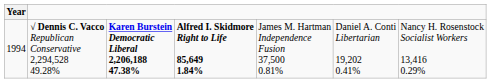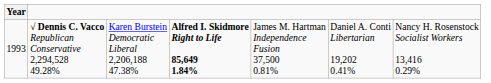(16, 48) 1994 -> (16, 48) 1993
(140, 48) bold -> (138, 48) normal
